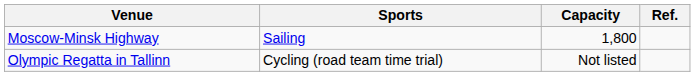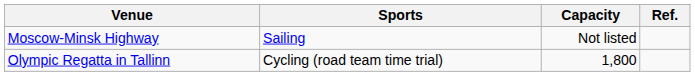(619, 37) 1,800 -> (607, 37) Not listed
(607, 60) Not listed -> (619, 60) 1,800
